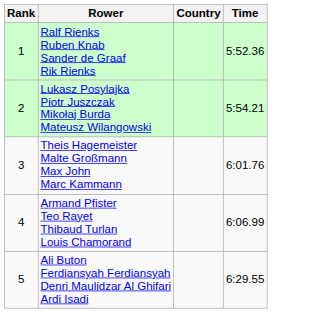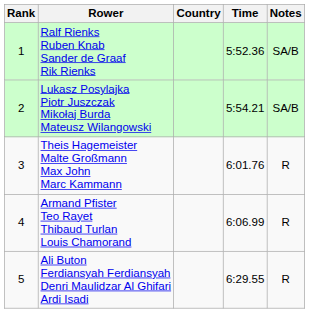+ column: (286, 13)
